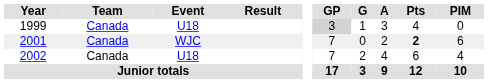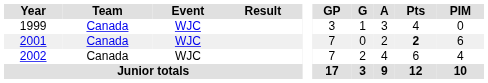(188, 26) U18 -> (188, 26) WJC
(332, 26) lightgrey background -> (332, 26) no background
(188, 56) U18 -> (188, 56) WJC
